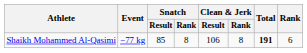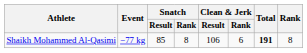(241, 40) 8 -> (241, 40) 6
(290, 40) 6 -> (290, 40) 8
